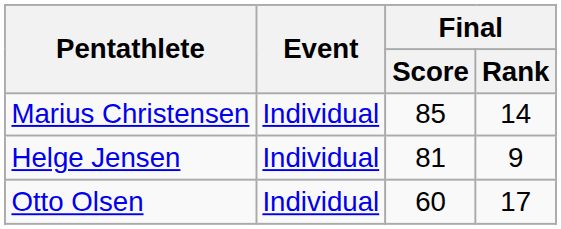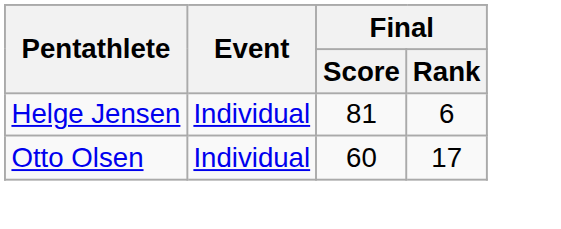- row: (130, 115)
(516, 158) 9 -> (447, 115) 6
